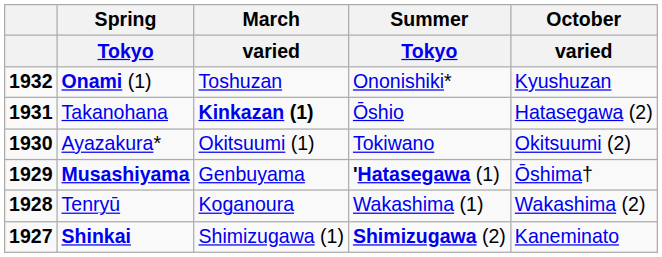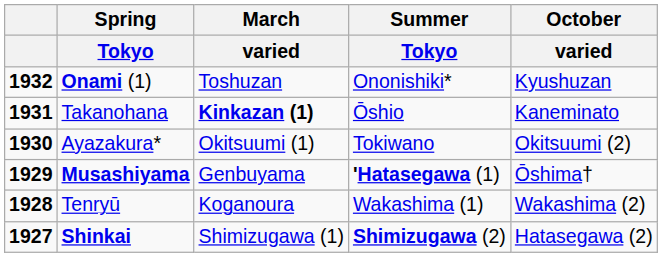(584, 112) Hatasegawa (2) -> (567, 112) Kaneminato
(567, 236) Kaneminato -> (584, 236) Hatasegawa (2)
